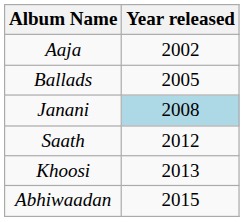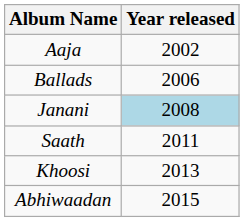(181, 79) 2005 -> (181, 79) 2006
(181, 140) 2012 -> (181, 140) 2011
